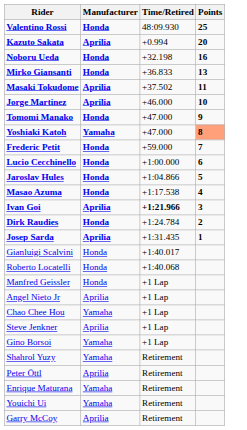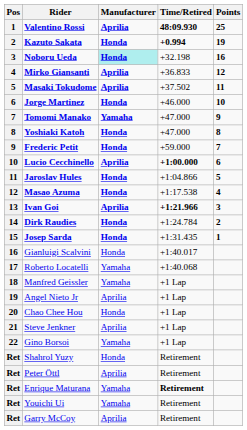+ column: (13, 12)
(96, 27) Honda -> (115, 27) Aprilia
(160, 27) normal -> (179, 27) bold
(97, 42) Aprilia -> (114, 42) Honda
(155, 42) normal -> (173, 42) bold
(203, 42) 20 -> (221, 42) 19
(96, 57) no background -> (114, 57) paleturquoise background
(96, 72) Honda -> (115, 72) Aprilia
(203, 72) 13 -> (221, 72) 12
(97, 102) Aprilia -> (114, 102) Honda
(96, 117) Honda -> (117, 117) Yamaha
(99, 132) Yamaha -> (114, 132) Honda
(200, 132) lightsalmon background -> (218, 132) no background
(96, 162) Honda -> (115, 162) Aprilia
(161, 162) normal -> (179, 162) bold
(97, 237) Aprilia -> (114, 237) Honda
(95, 267) Honda -> (115, 267) Yamaha
(95, 282) Honda -> (115, 282) Yamaha
(98, 312) Yamaha -> (113, 312) Honda
(98, 358) Yamaha -> (113, 358) Honda
(162, 388) normal -> (182, 388) bold
